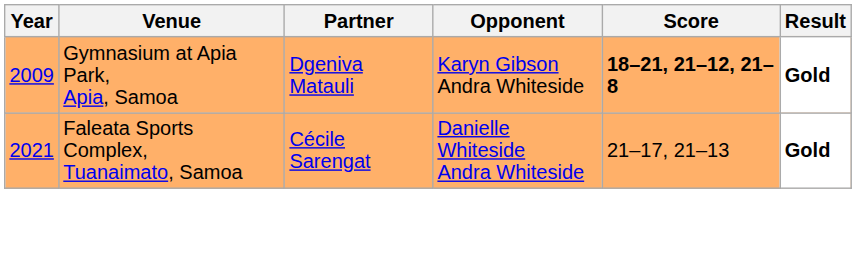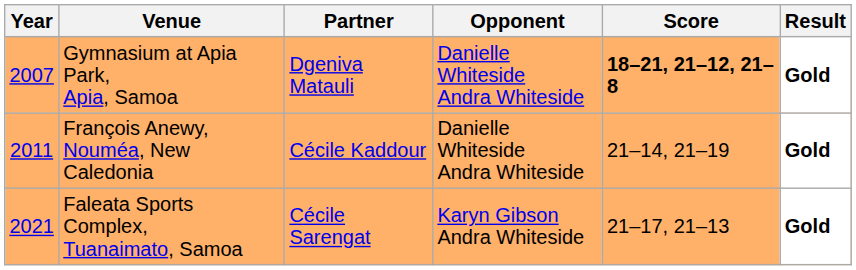(32, 75) 2009 -> (32, 75) 2007
(511, 75) Karyn Gibson Andra Whiteside -> (511, 75) Danielle Whiteside Andra Whiteside
+ row: (136, 151)
(511, 151) Danielle Whiteside Andra Whiteside -> (511, 227) Karyn Gibson Andra Whiteside
